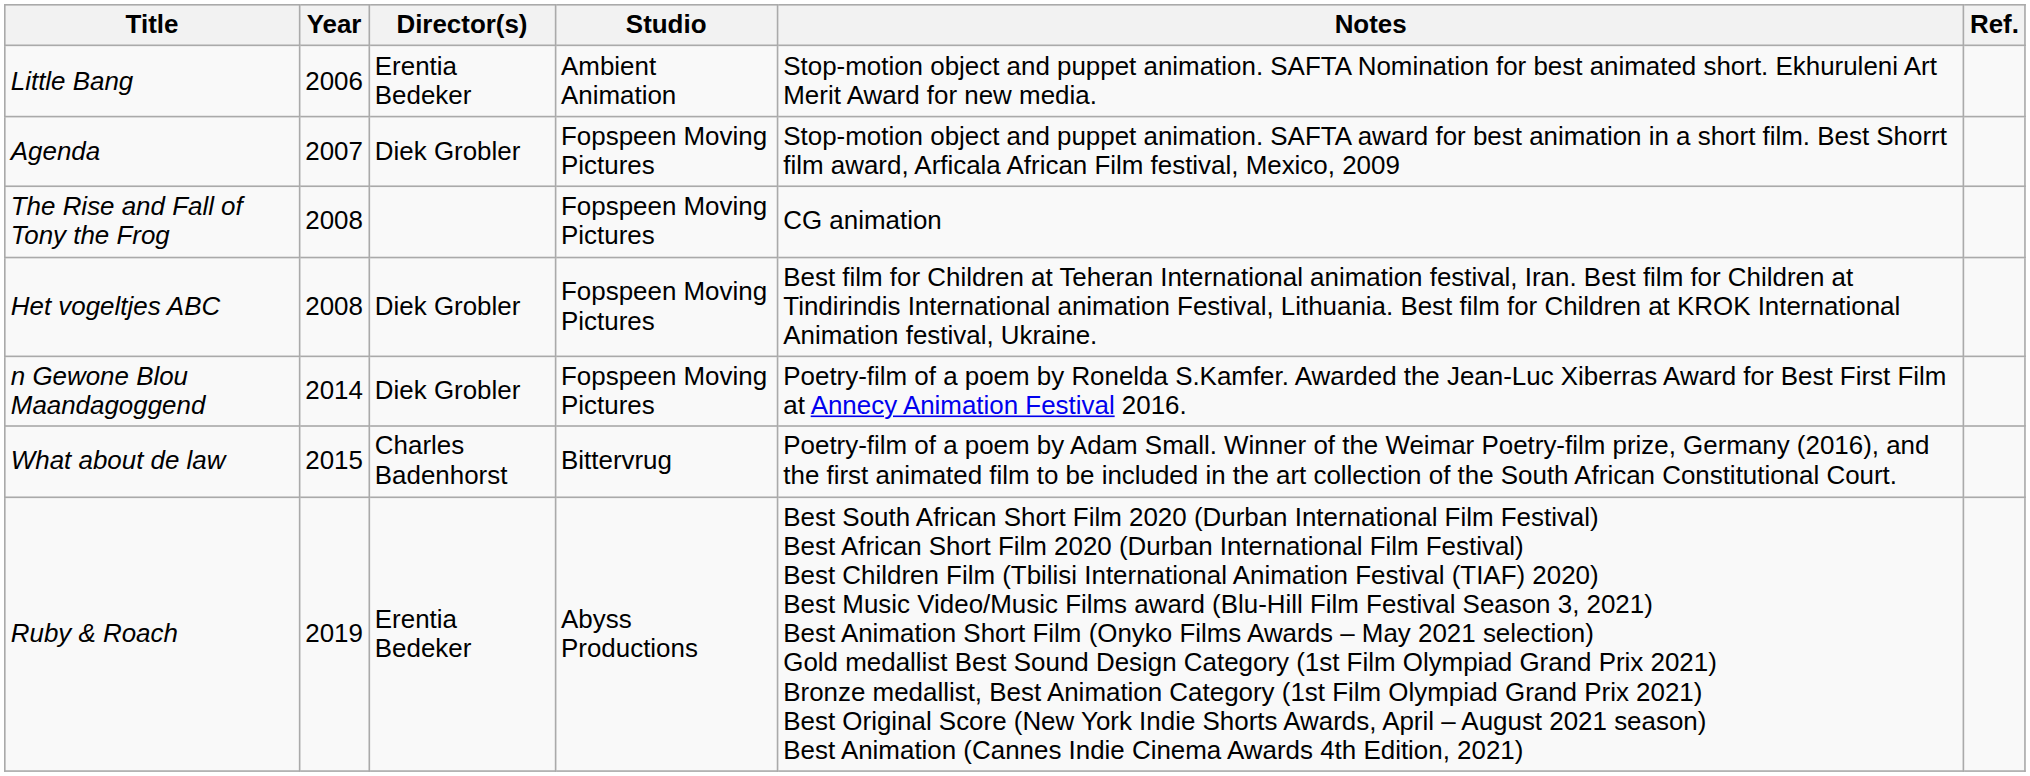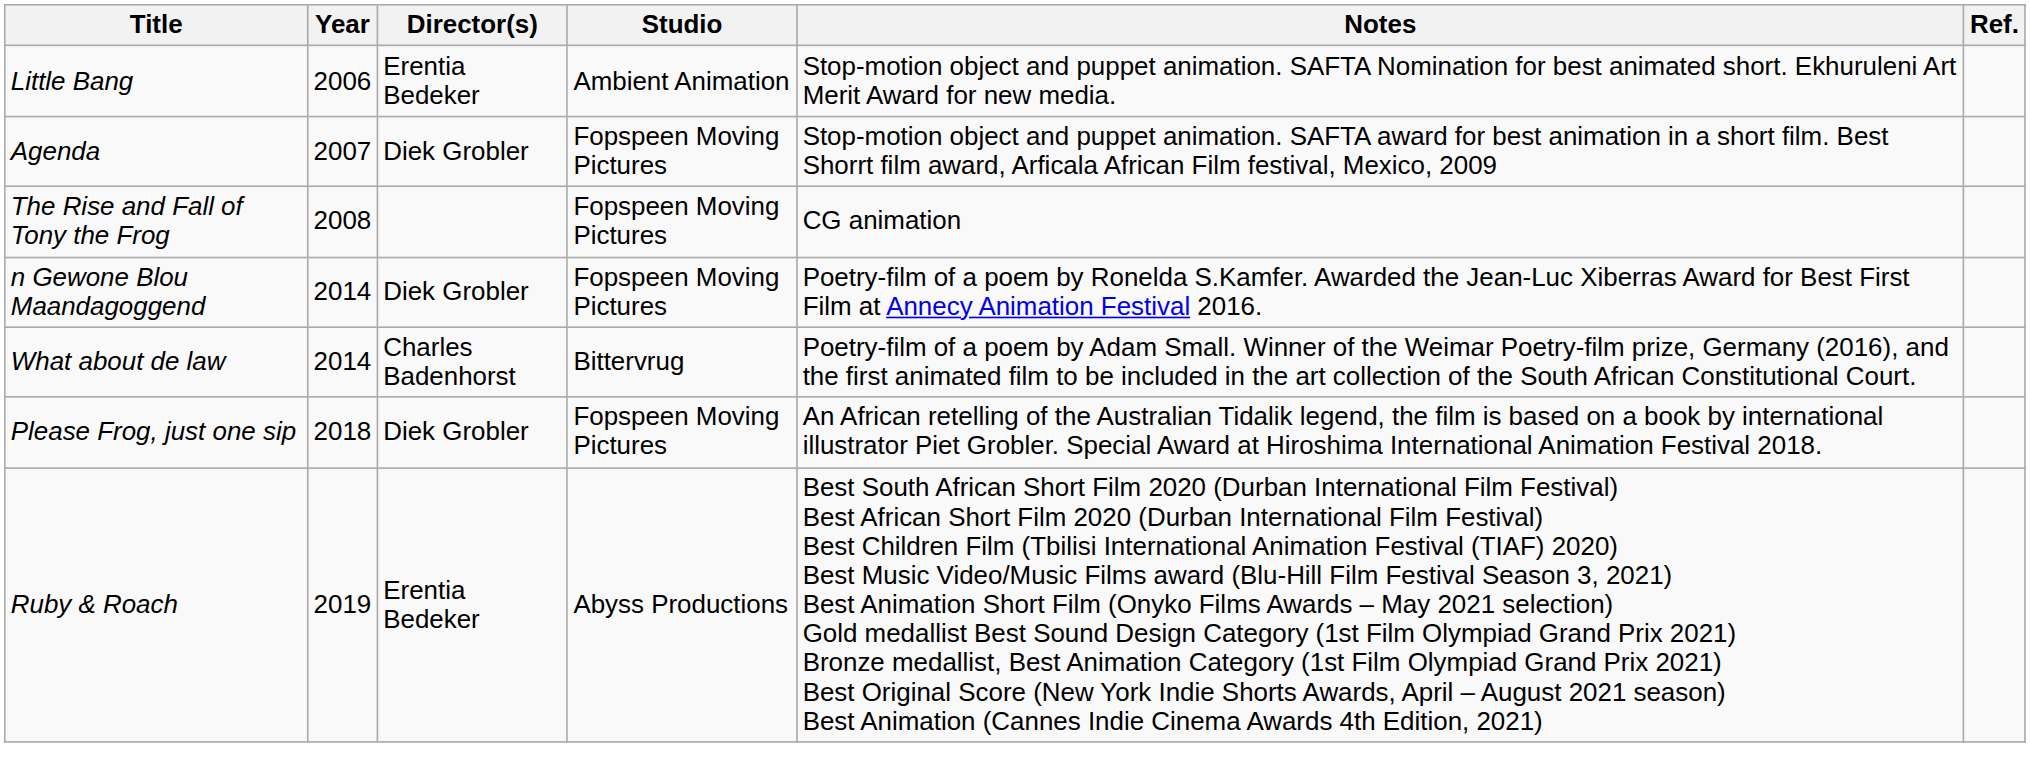- row: (115, 306)
(334, 461) 2015 -> (342, 361) 2014
+ row: (153, 432)
